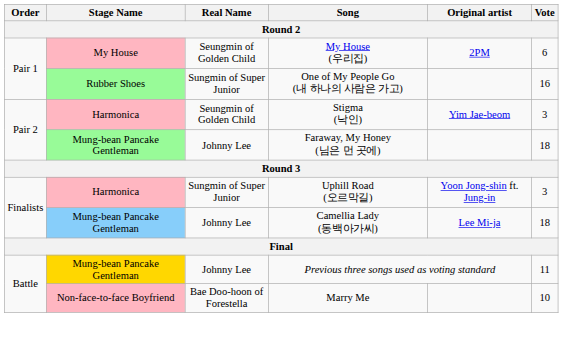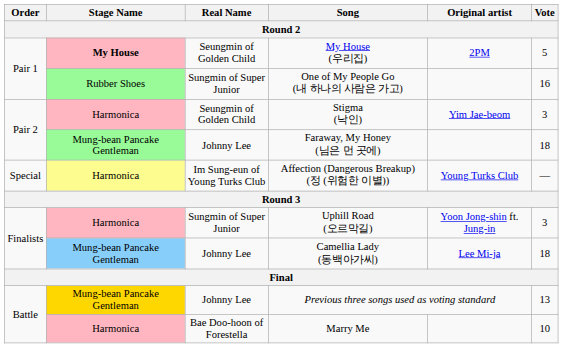(116, 53) normal -> (116, 53) bold
(545, 53) 6 -> (545, 53) 5
+ row: (348, 175)
(545, 269) 11 -> (545, 300) 13
(116, 298) Non-face-to-face Boyfriend -> (116, 328) Harmonica
